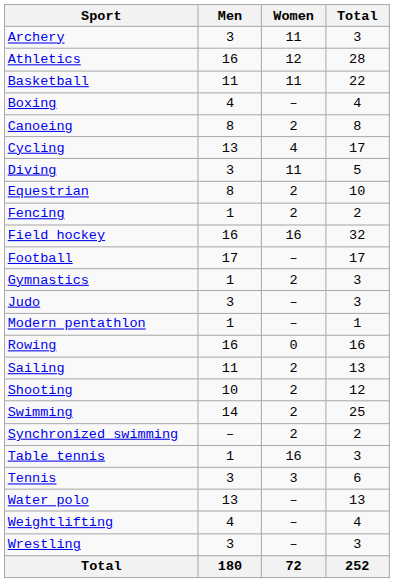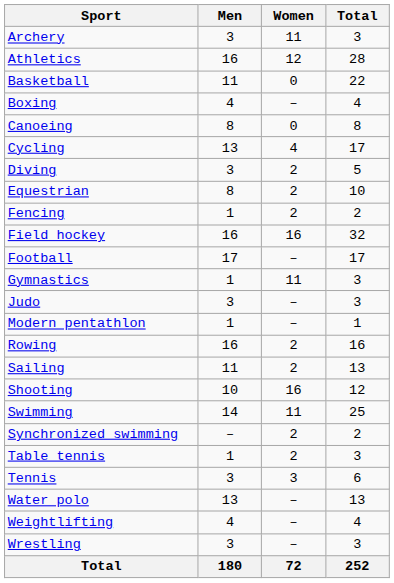(294, 82) 11 -> (294, 82) 0
(294, 126) 2 -> (294, 126) 0
(294, 170) 11 -> (294, 170) 2
(294, 280) 2 -> (294, 280) 11
(294, 346) 0 -> (294, 346) 2
(294, 390) 2 -> (294, 390) 16
(294, 412) 2 -> (294, 412) 11
(294, 456) 16 -> (294, 456) 2
